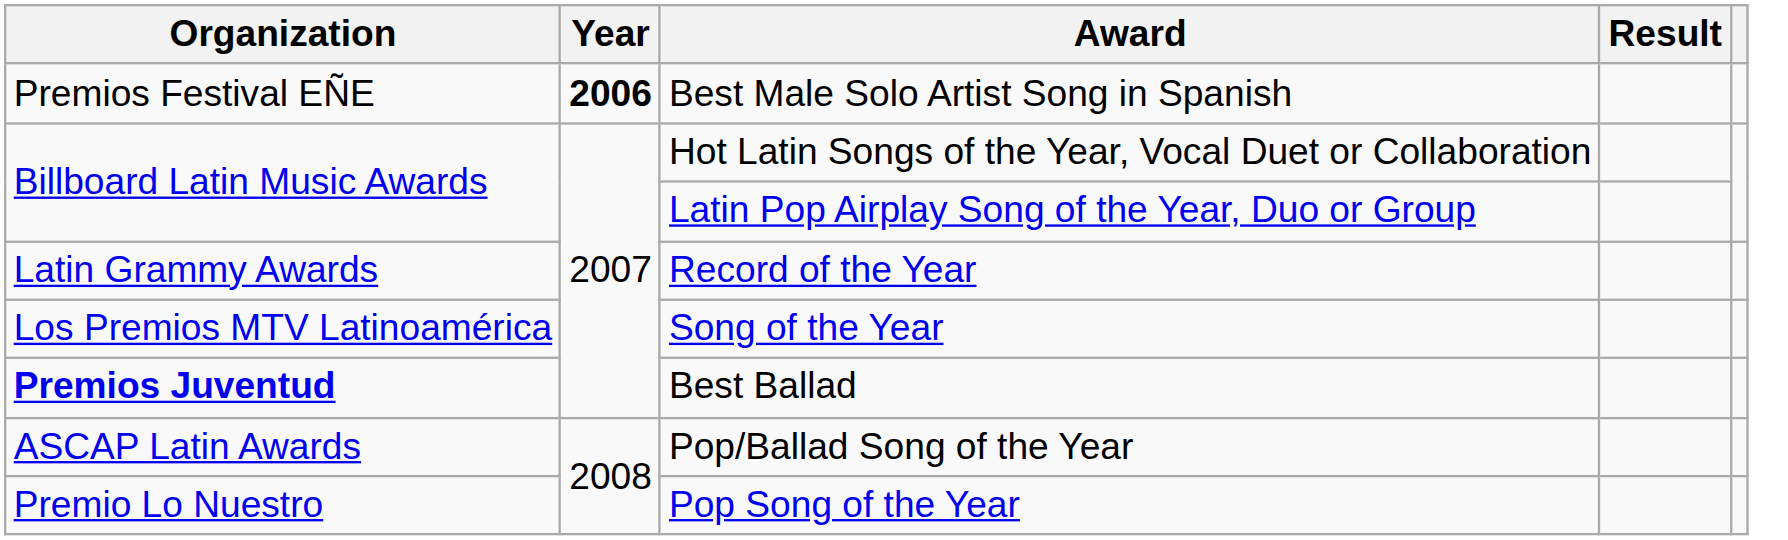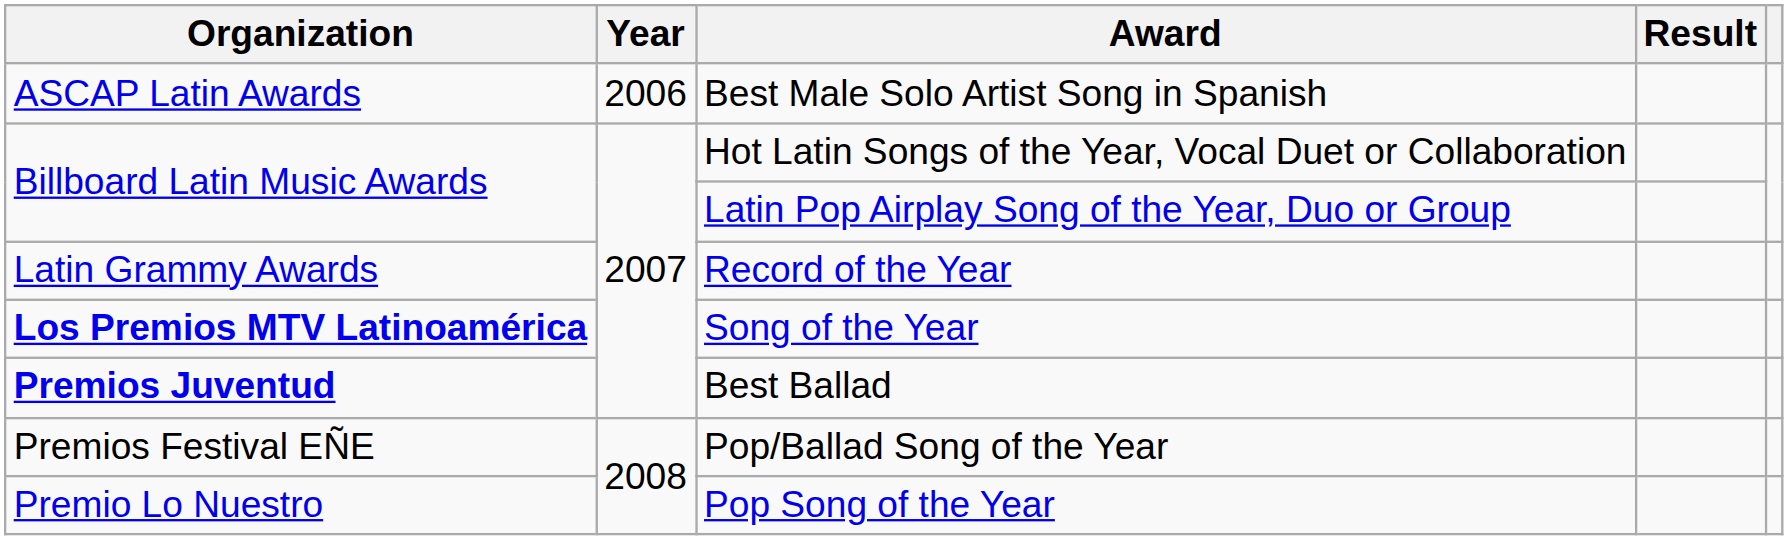(194, 92) Premios Festival EÑE -> (187, 92) ASCAP Latin Awards
(611, 92) bold -> (646, 92) normal
(283, 328) normal -> (300, 328) bold
(187, 446) ASCAP Latin Awards -> (194, 446) Premios Festival EÑE
